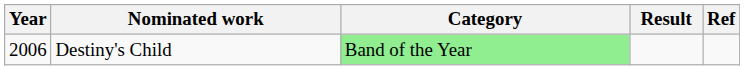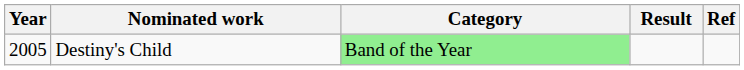(28, 49) 2006 -> (28, 49) 2005
